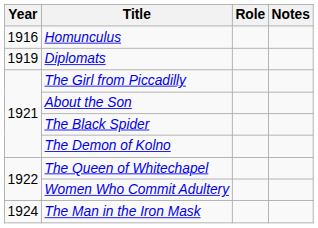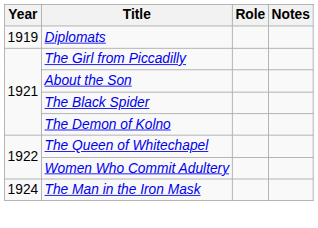- row: (83, 37)
